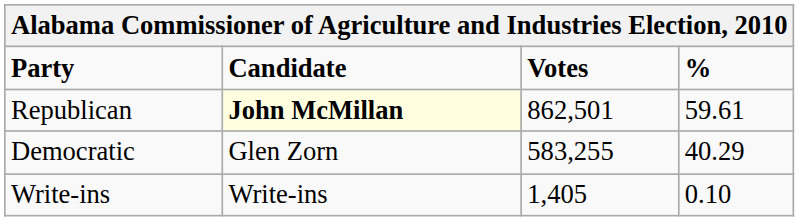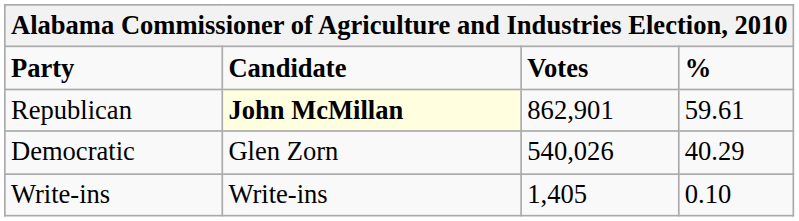(571, 109) 862,501 -> (571, 109) 862,901
(571, 151) 583,255 -> (571, 151) 540,026
